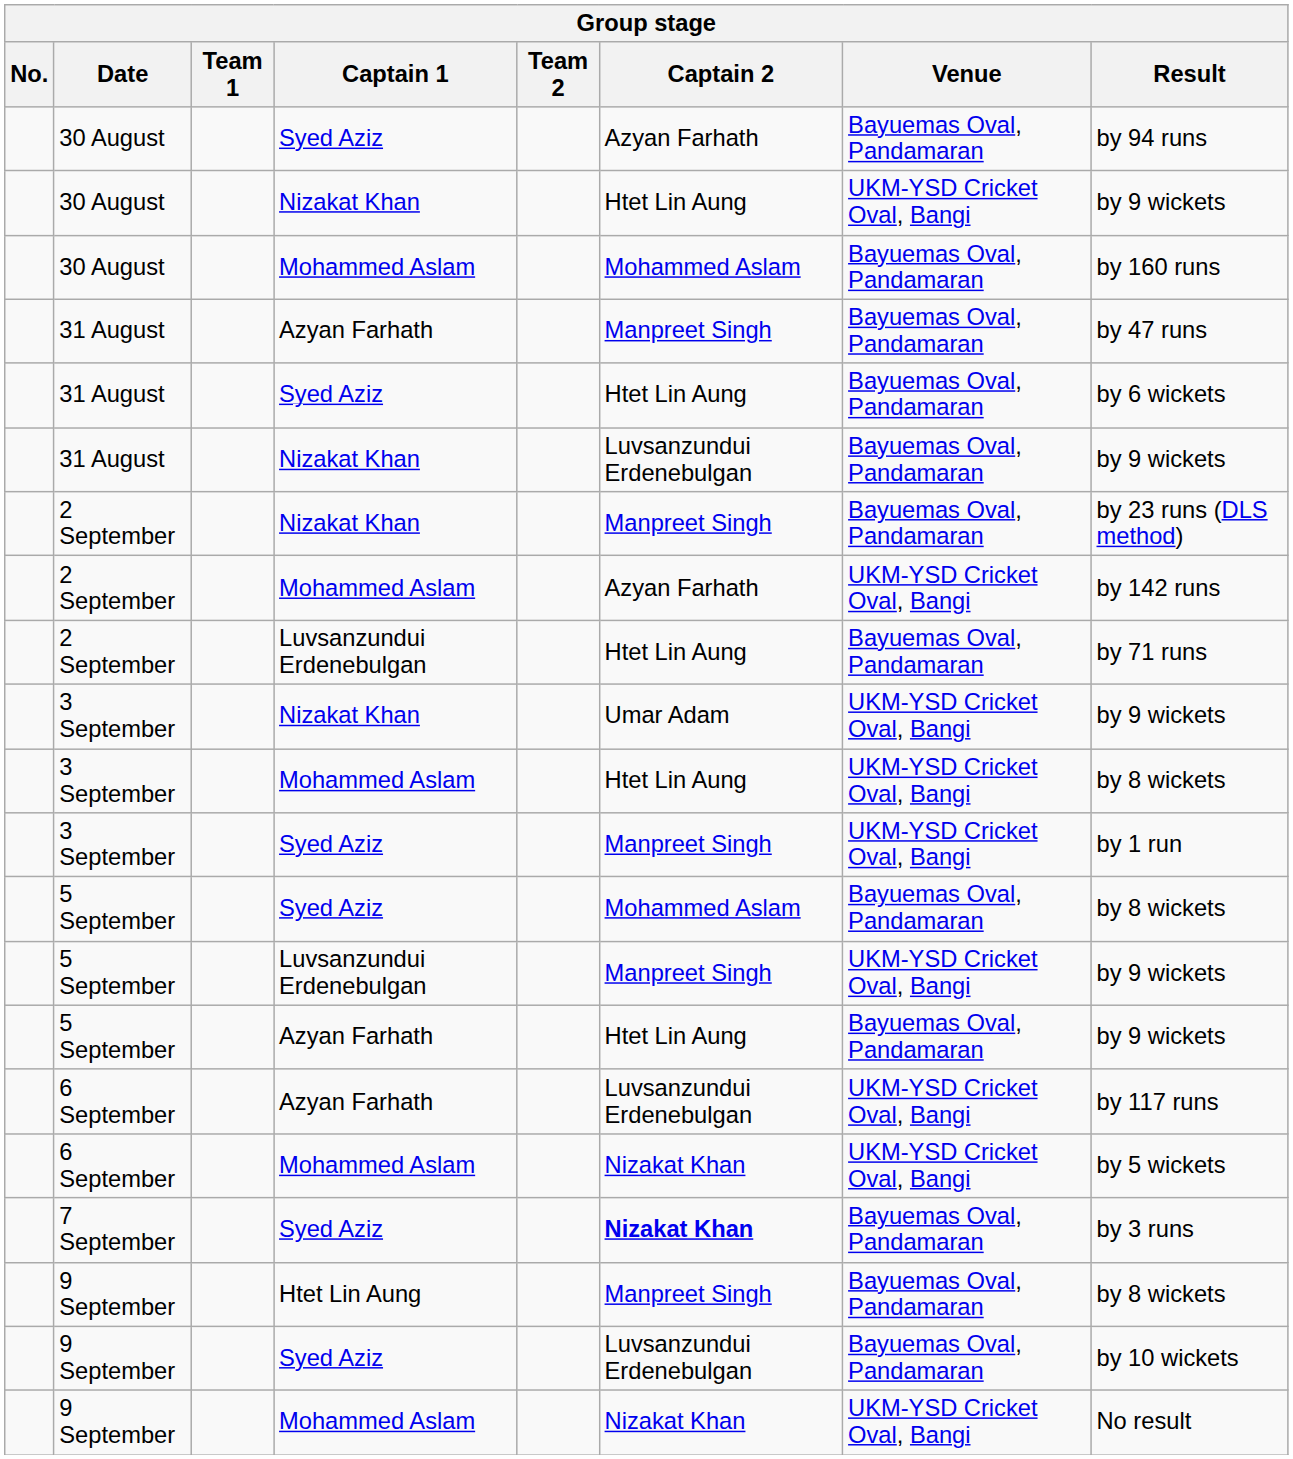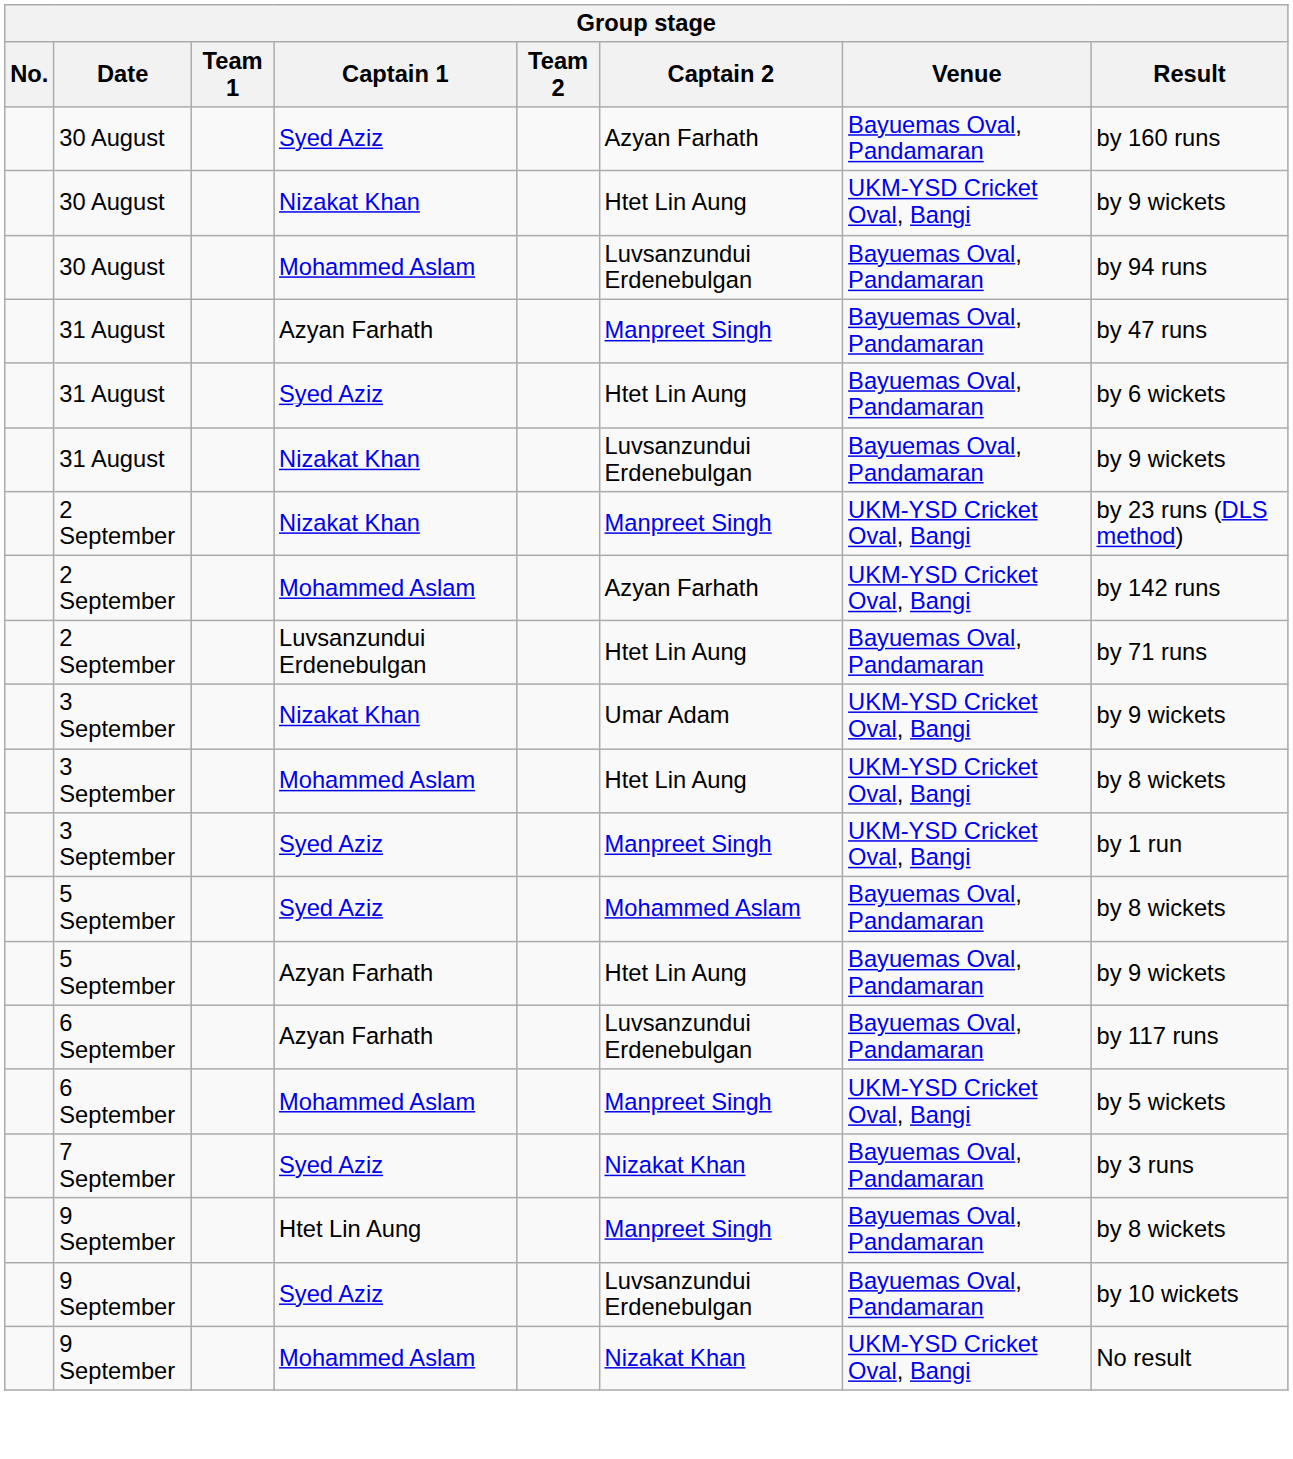(1152, 138) by 94 runs -> (1158, 138) by 160 runs
(703, 266) Mohammed Aslam -> (678, 266) Luvsanzundui Erdenebulgan
(1158, 266) by 160 runs -> (1152, 266) by 94 runs
(935, 523) Bayuemas Oval, Pandamaran -> (943, 523) UKM-YSD Cricket Oval, Bangi
- row: (117, 972)
(943, 1101) UKM-YSD Cricket Oval, Bangi -> (935, 1037) Bayuemas Oval, Pandamaran
(675, 1165) Nizakat Khan -> (688, 1101) Manpreet Singh
(679, 1229) bold -> (675, 1165) normal
